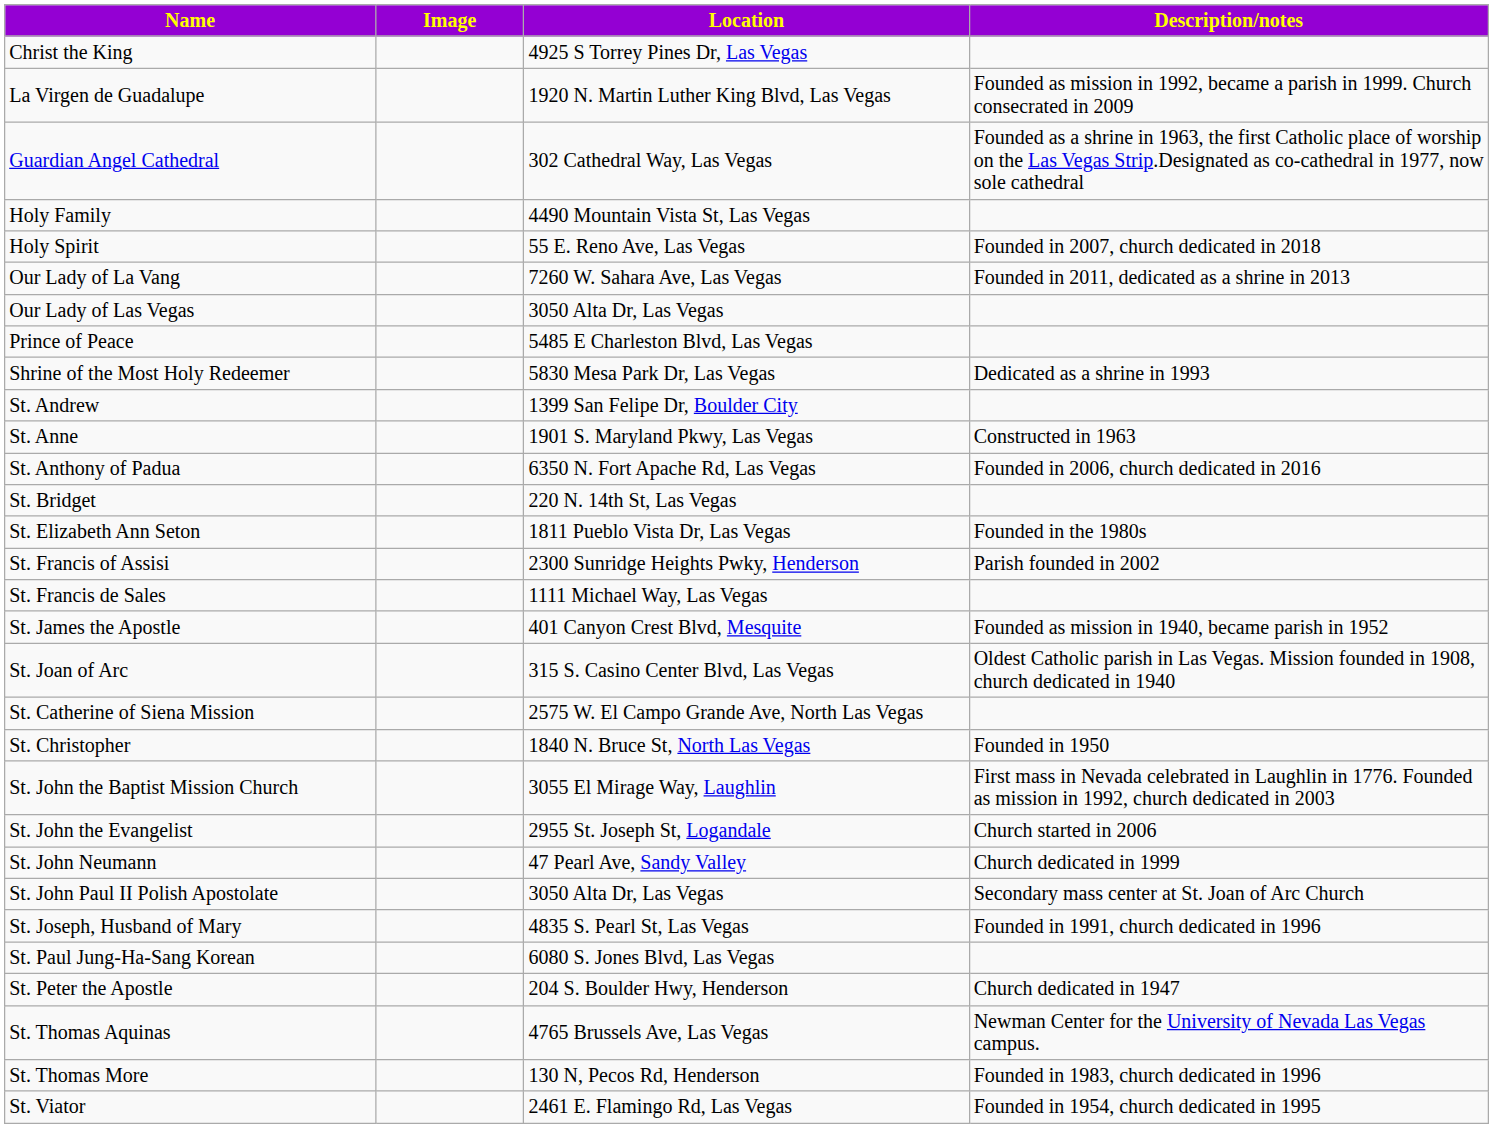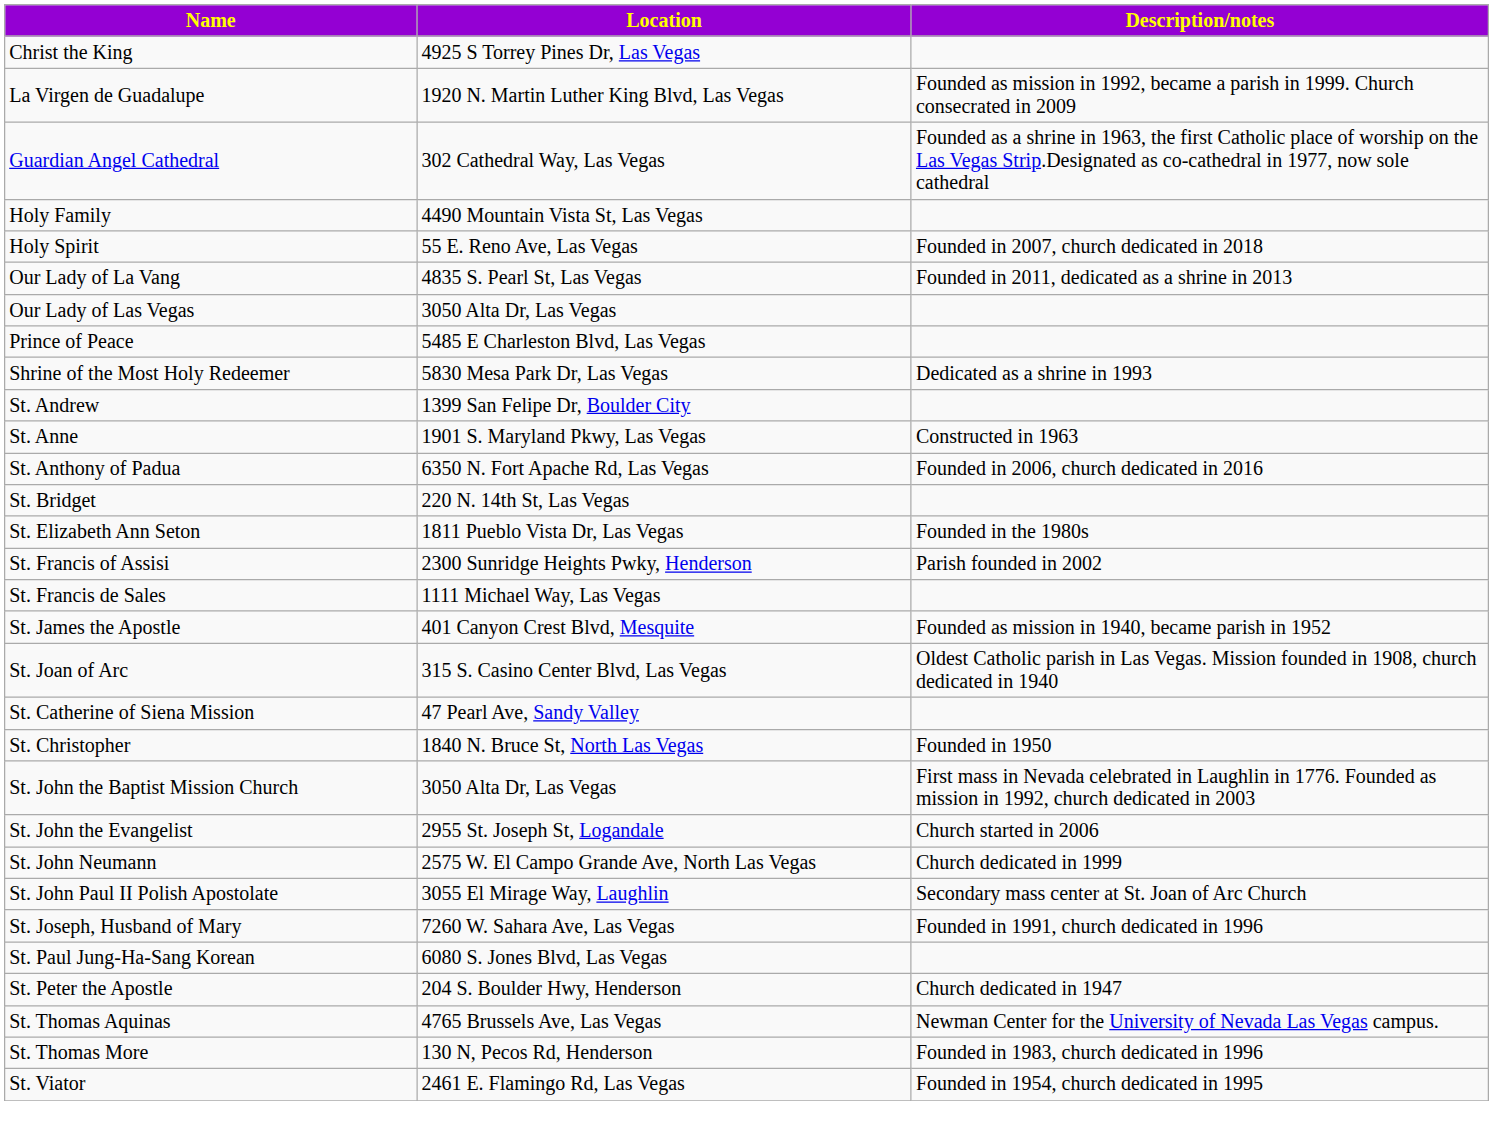- column: (450, 20)
(655, 278) 7260 W. Sahara Ave, Las Vegas -> (531, 278) 4835 S. Pearl St, Las Vegas
(726, 713) 2575 W. El Campo Grande Ave, North Las Vegas -> (530, 713) 47 Pearl Ave, Sandy Valley
(652, 787) 3055 El Mirage Way, Laughlin -> (519, 787) 3050 Alta Dr, Las Vegas
(637, 862) 47 Pearl Ave, Sandy Valley -> (619, 862) 2575 W. El Campo Grande Ave, North Las Vegas
(626, 894) 3050 Alta Dr, Las Vegas -> (545, 894) 3055 El Mirage Way, Laughlin
(639, 925) 4835 S. Pearl St, Las Vegas -> (548, 925) 7260 W. Sahara Ave, Las Vegas
